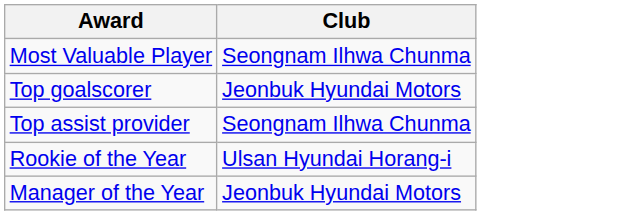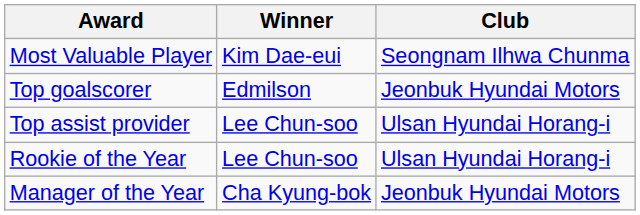+ column: (297, 21)
(346, 124) Seongnam Ilhwa Chunma -> (496, 124) Ulsan Hyundai Horang-i
